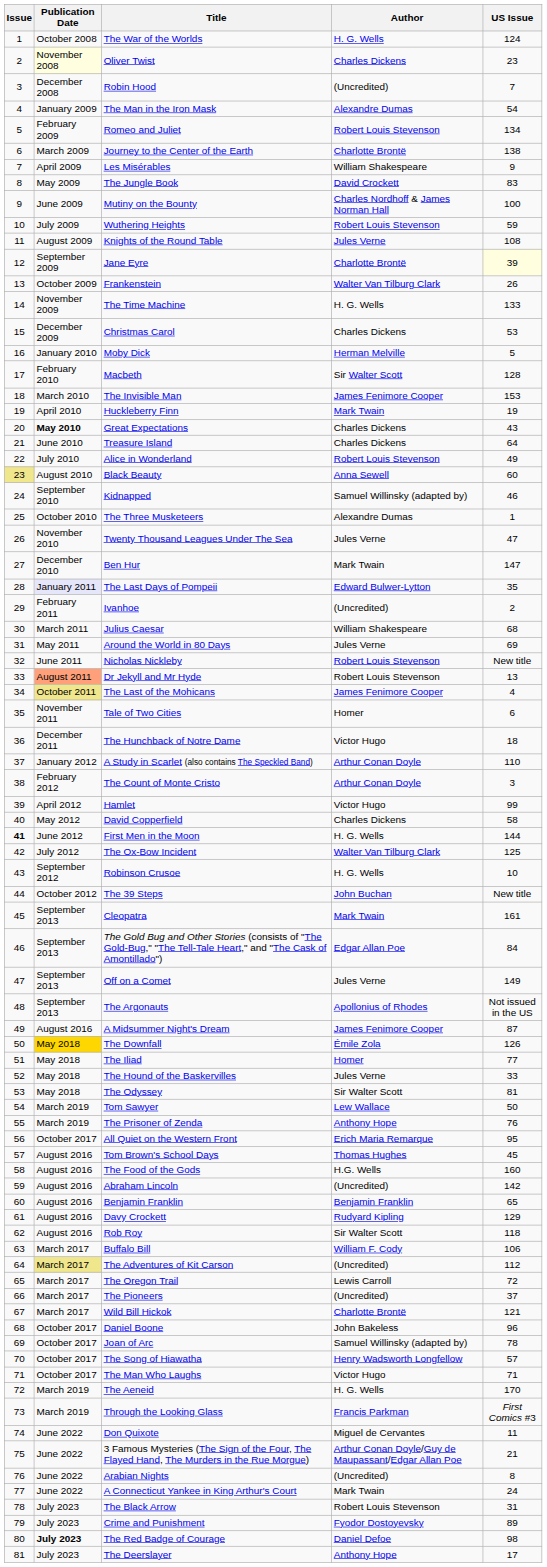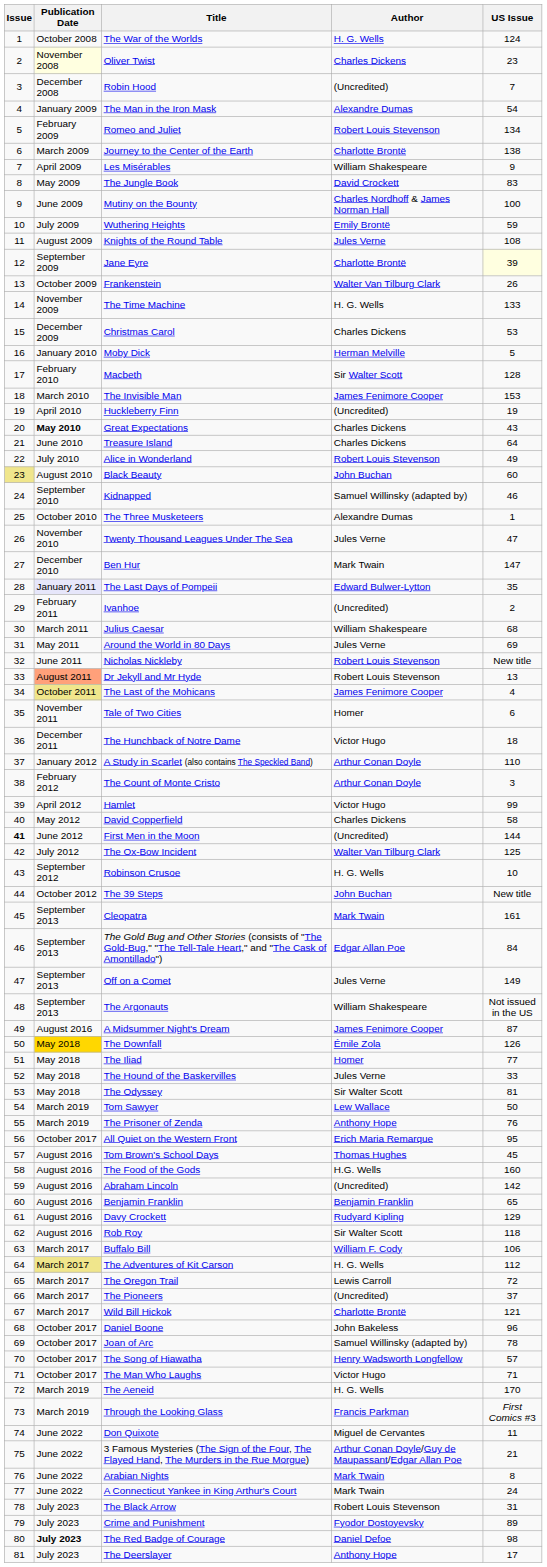(387, 225) Robert Louis Stevenson -> (362, 225) Emily Brontë
(359, 411) Mark Twain -> (361, 411) (Uncredited)
(361, 474) Anna Sewell -> (363, 474) John Buchan
(359, 835) H. G. Wells -> (361, 835) (Uncredited)
(381, 1007) Apollonius of Rhodes -> (380, 1007) William Shakespeare
(361, 1264) (Uncredited) -> (359, 1264) H. G. Wells
(361, 1475) (Uncredited) -> (359, 1475) Mark Twain
